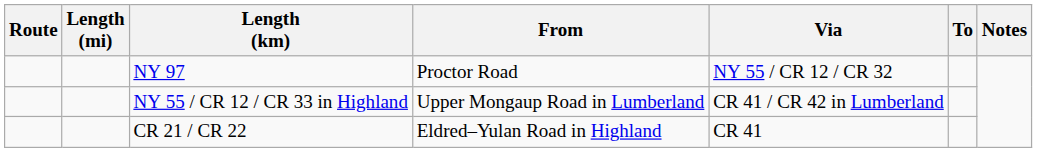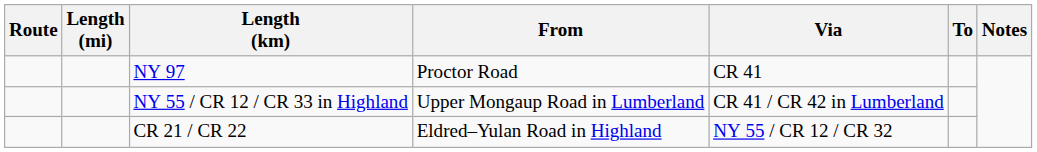(803, 71) NY 55 / CR 12 / CR 32 -> (738, 71) CR 41
(738, 131) CR 41 -> (803, 131) NY 55 / CR 12 / CR 32
